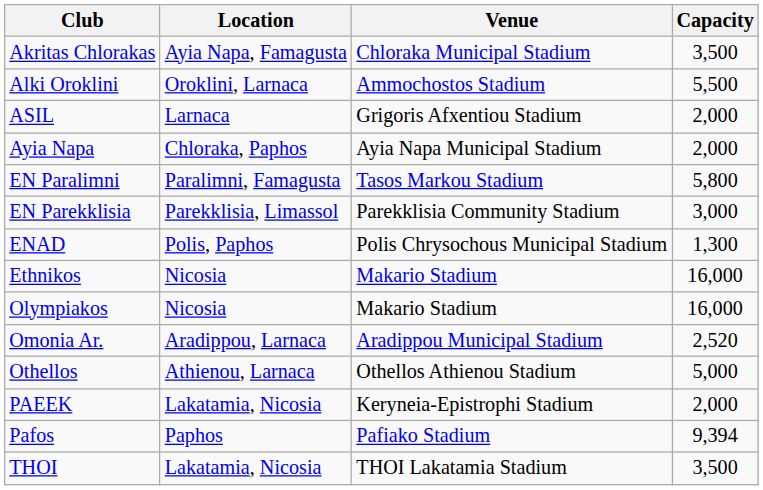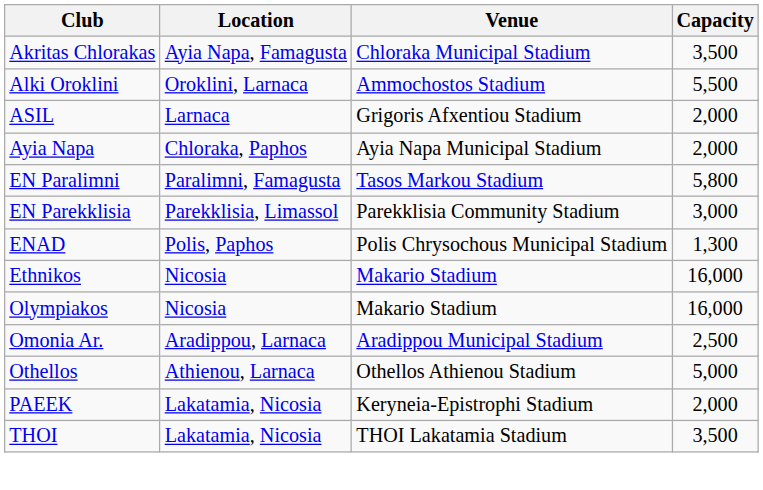(715, 340) 2,520 -> (715, 340) 2,500
- row: (32, 436)
